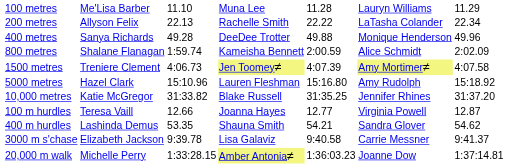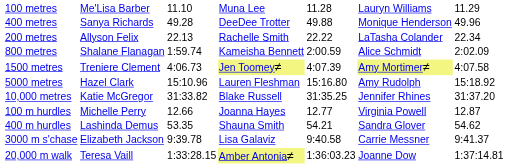rows swapped: (31, 23) <-> (31, 37)
(107, 111) Teresa Vaill -> (113, 111) Michelle Perry
(113, 155) Michelle Perry -> (107, 155) Teresa Vaill
